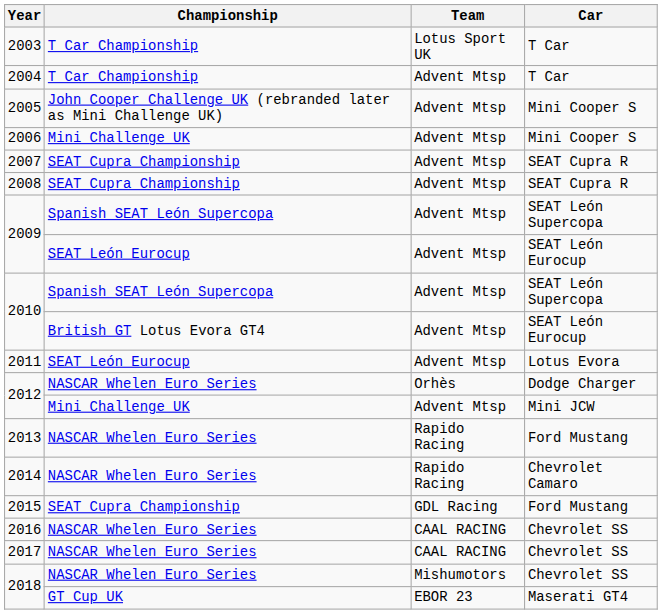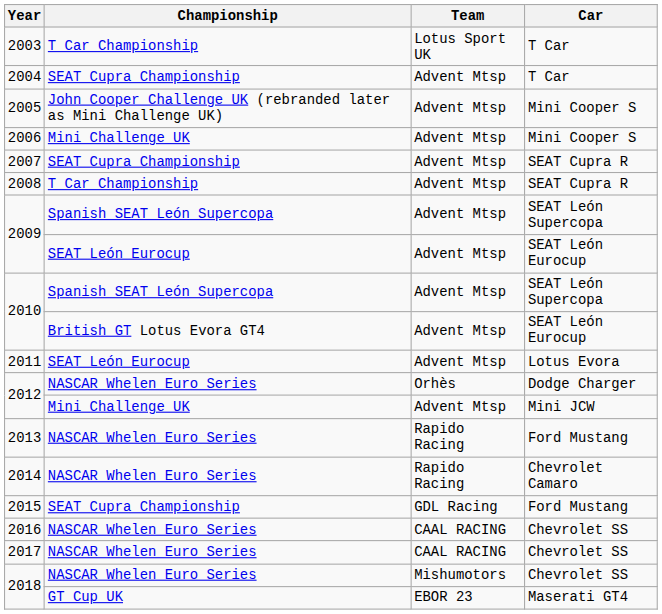(123, 77) T Car Championship -> (144, 77) SEAT Cupra Championship
(144, 184) SEAT Cupra Championship -> (123, 184) T Car Championship
